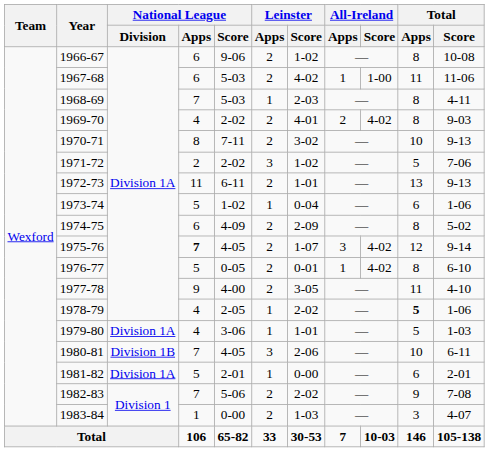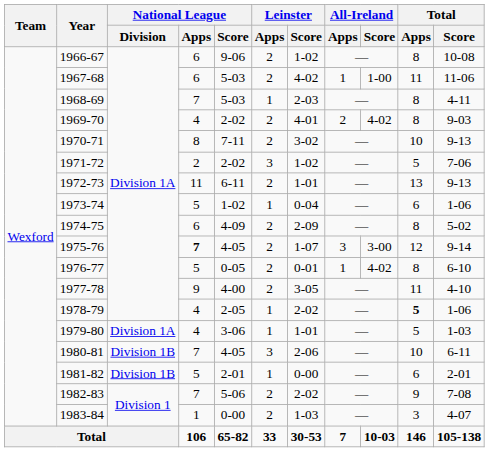(379, 246) 4-02 -> (379, 246) 3-00
(143, 373) Division 1A -> (143, 373) Division 1B
